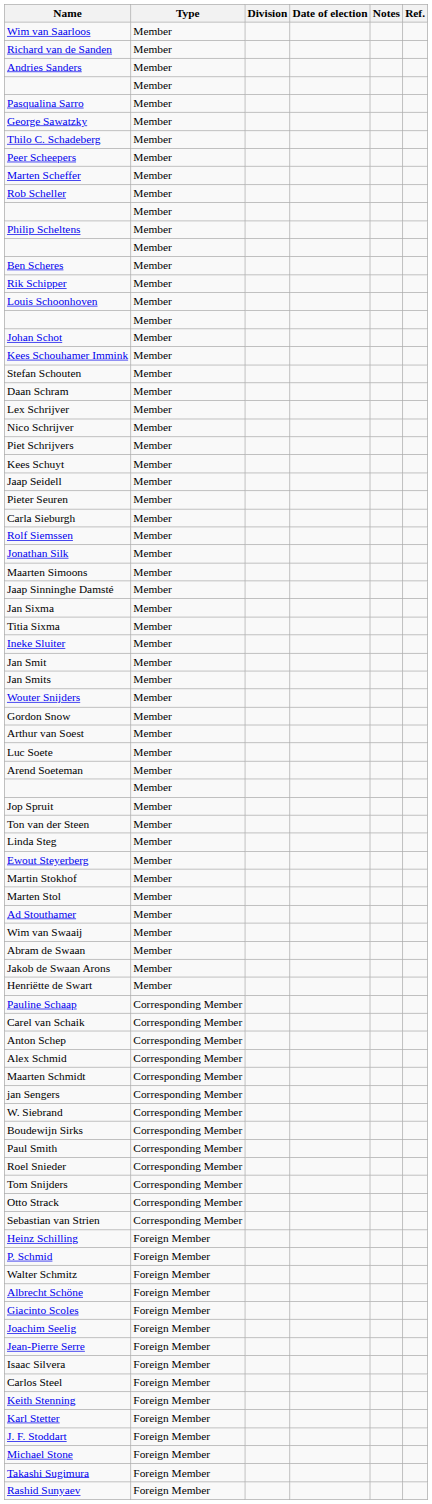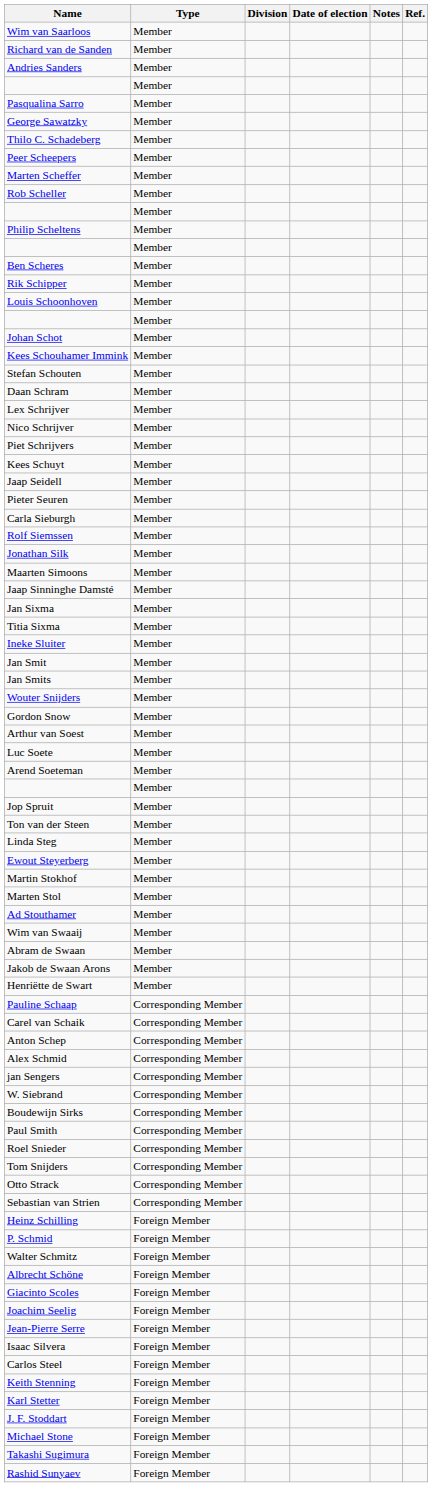- row: (46, 1076)
